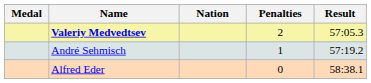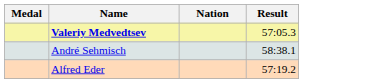- column: (280, 14)
(346, 51) 57:19.2 -> (279, 51) 58:38.1
(346, 69) 58:38.1 -> (279, 69) 57:19.2
